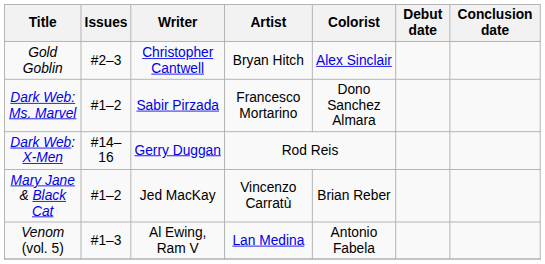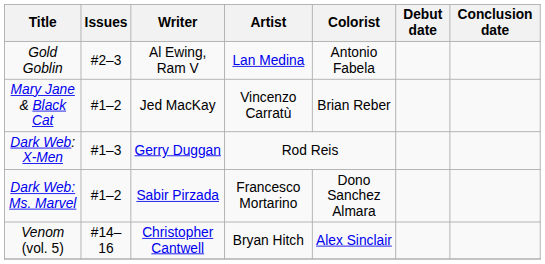(178, 60) Christopher Cantwell -> (178, 60) Al Ewing, Ram V
(268, 60) Bryan Hitch -> (268, 60) Lan Medina
(354, 60) Alex Sinclair -> (354, 60) Antonio Fabela
rows swapped: (43, 105) <-> (43, 195)
(106, 150) #14–16 -> (106, 150) #1–3
(106, 240) #1–3 -> (106, 240) #14–16
(178, 240) Al Ewing, Ram V -> (178, 240) Christopher Cantwell
(268, 240) Lan Medina -> (268, 240) Bryan Hitch
(354, 240) Antonio Fabela -> (354, 240) Alex Sinclair
